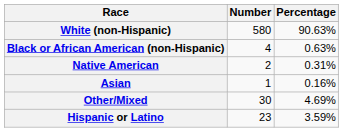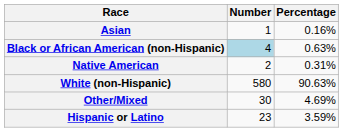rows swapped: (116, 30) <-> (116, 83)
(268, 48) no background -> (268, 48) lightblue background
